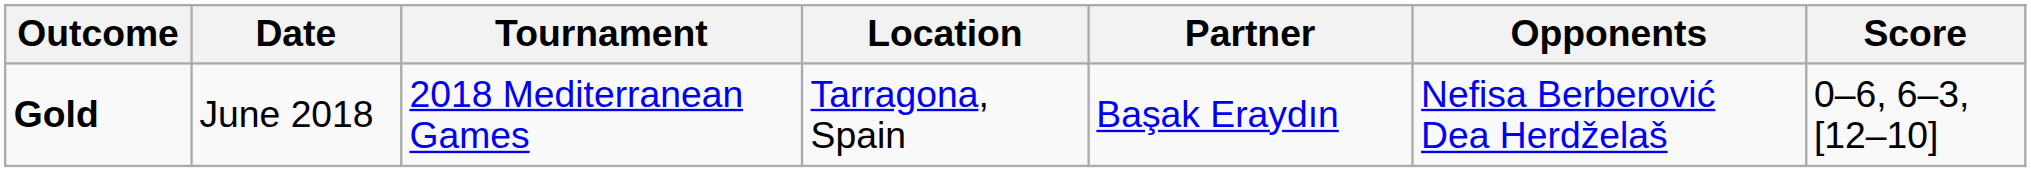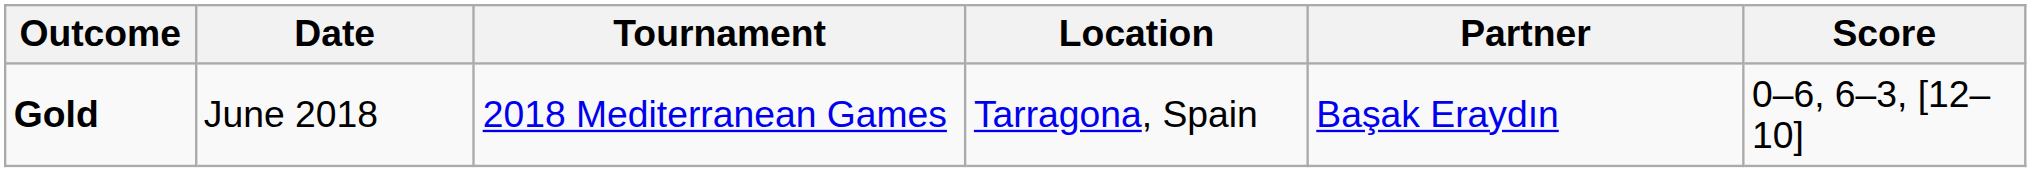- column: (1609, 34)
